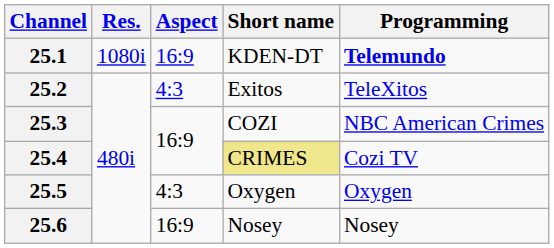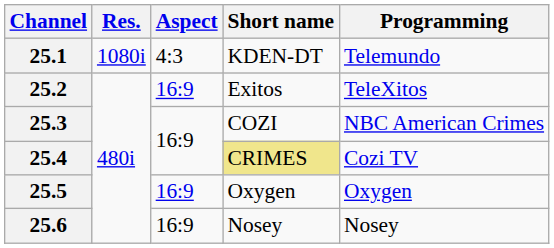(175, 55) 16:9 -> (169, 55) 4:3
(395, 55) bold -> (392, 55) normal
(169, 89) 4:3 -> (175, 89) 16:9
(169, 191) 4:3 -> (175, 191) 16:9
